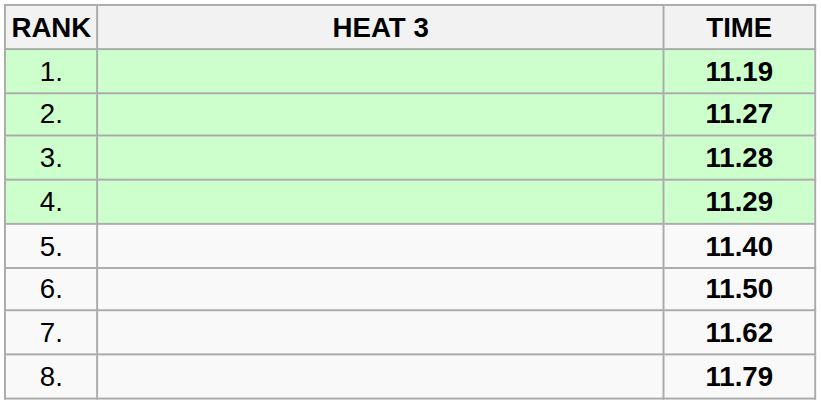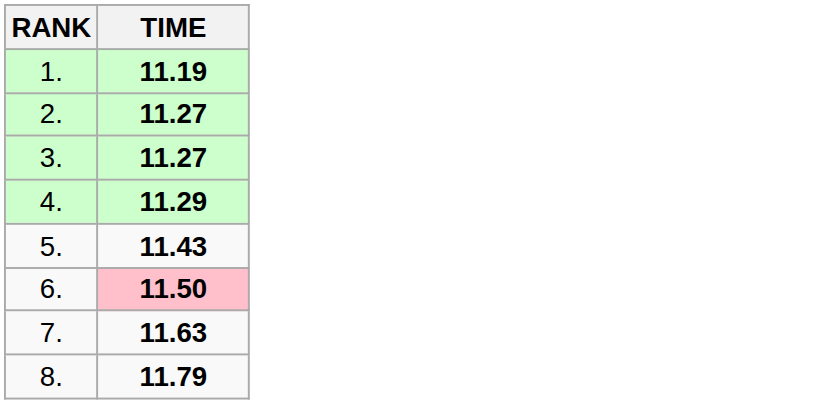- column: (381, 27)
(739, 158) 11.28 -> (173, 158) 11.27
(739, 246) 11.40 -> (173, 246) 11.43
(739, 289) no background -> (173, 289) pink background
(739, 333) 11.62 -> (173, 333) 11.63
